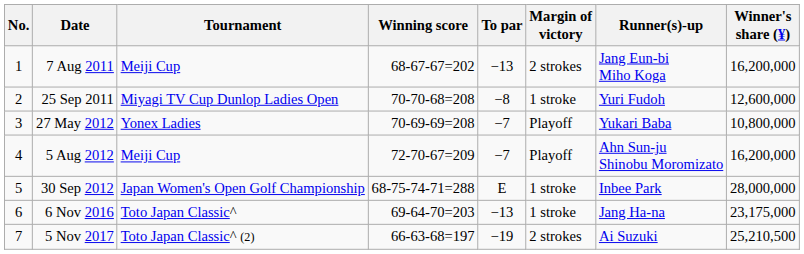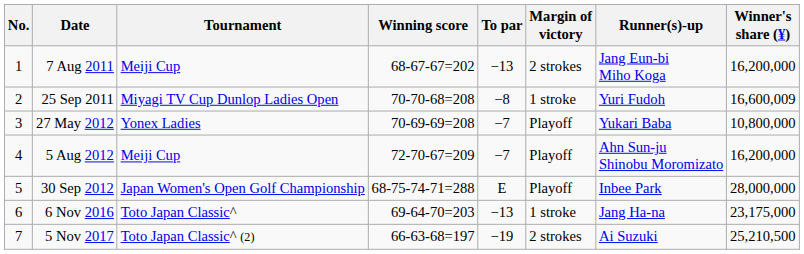(763, 99) 12,600,000 -> (763, 99) 16,600,009
(553, 188) 1 stroke -> (551, 188) Playoff
